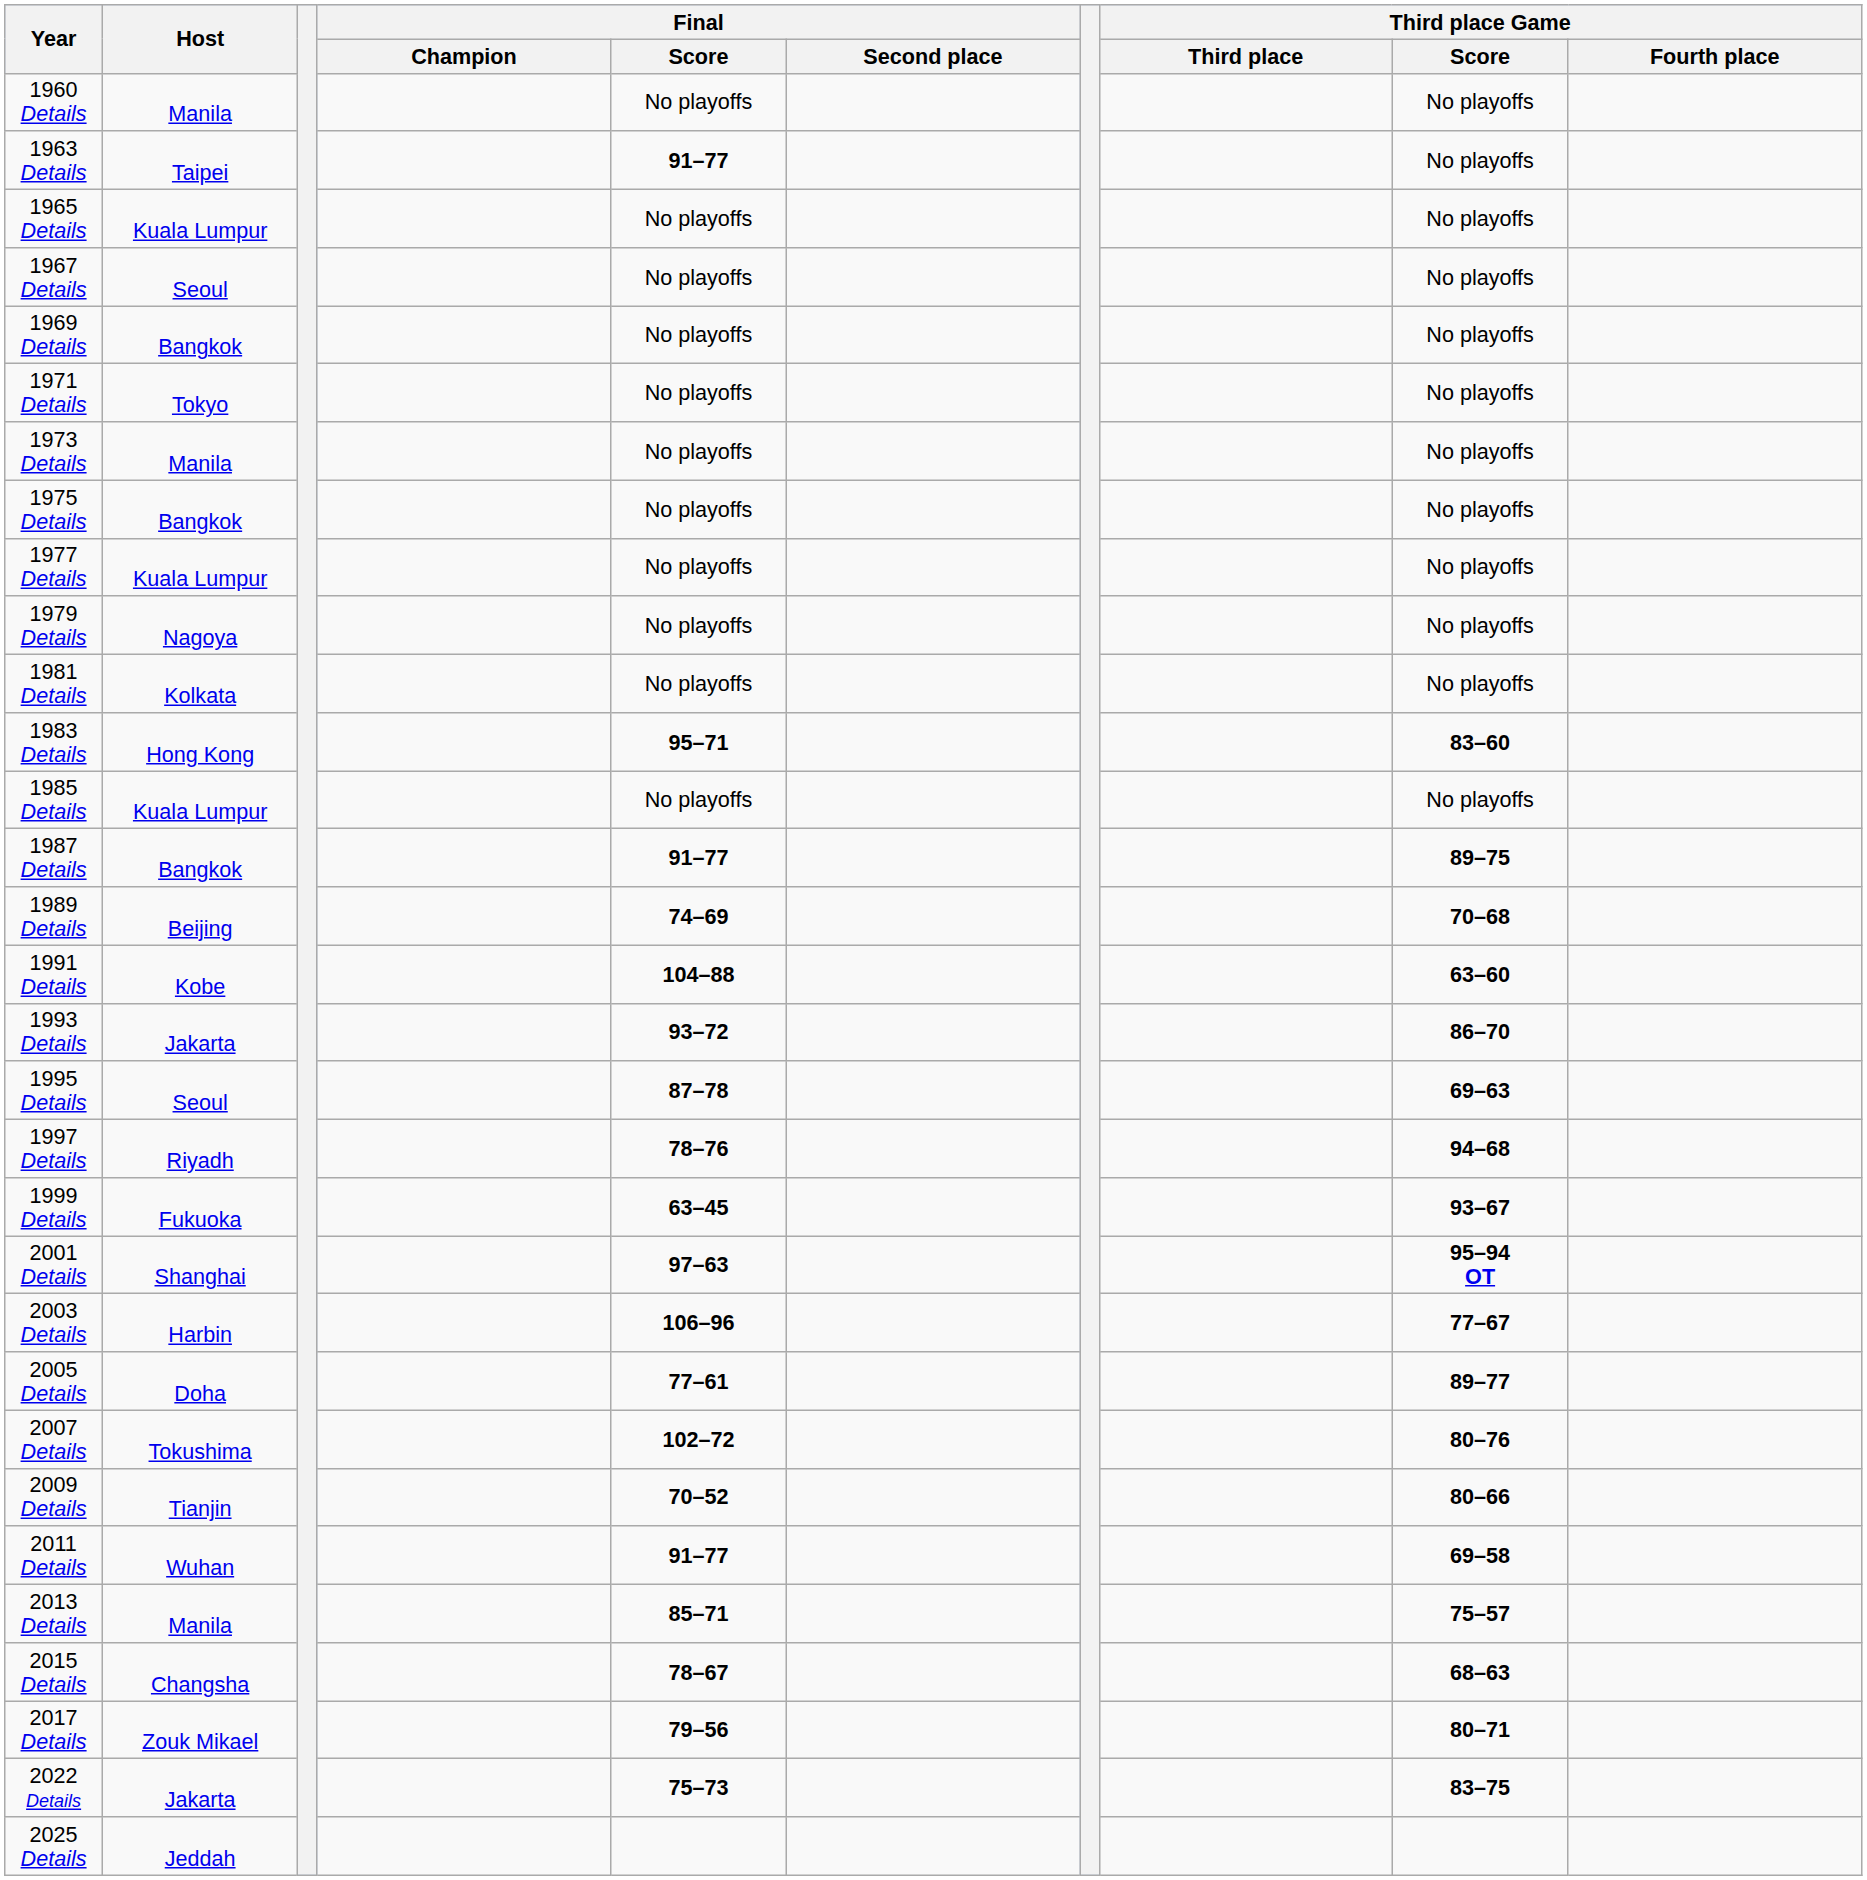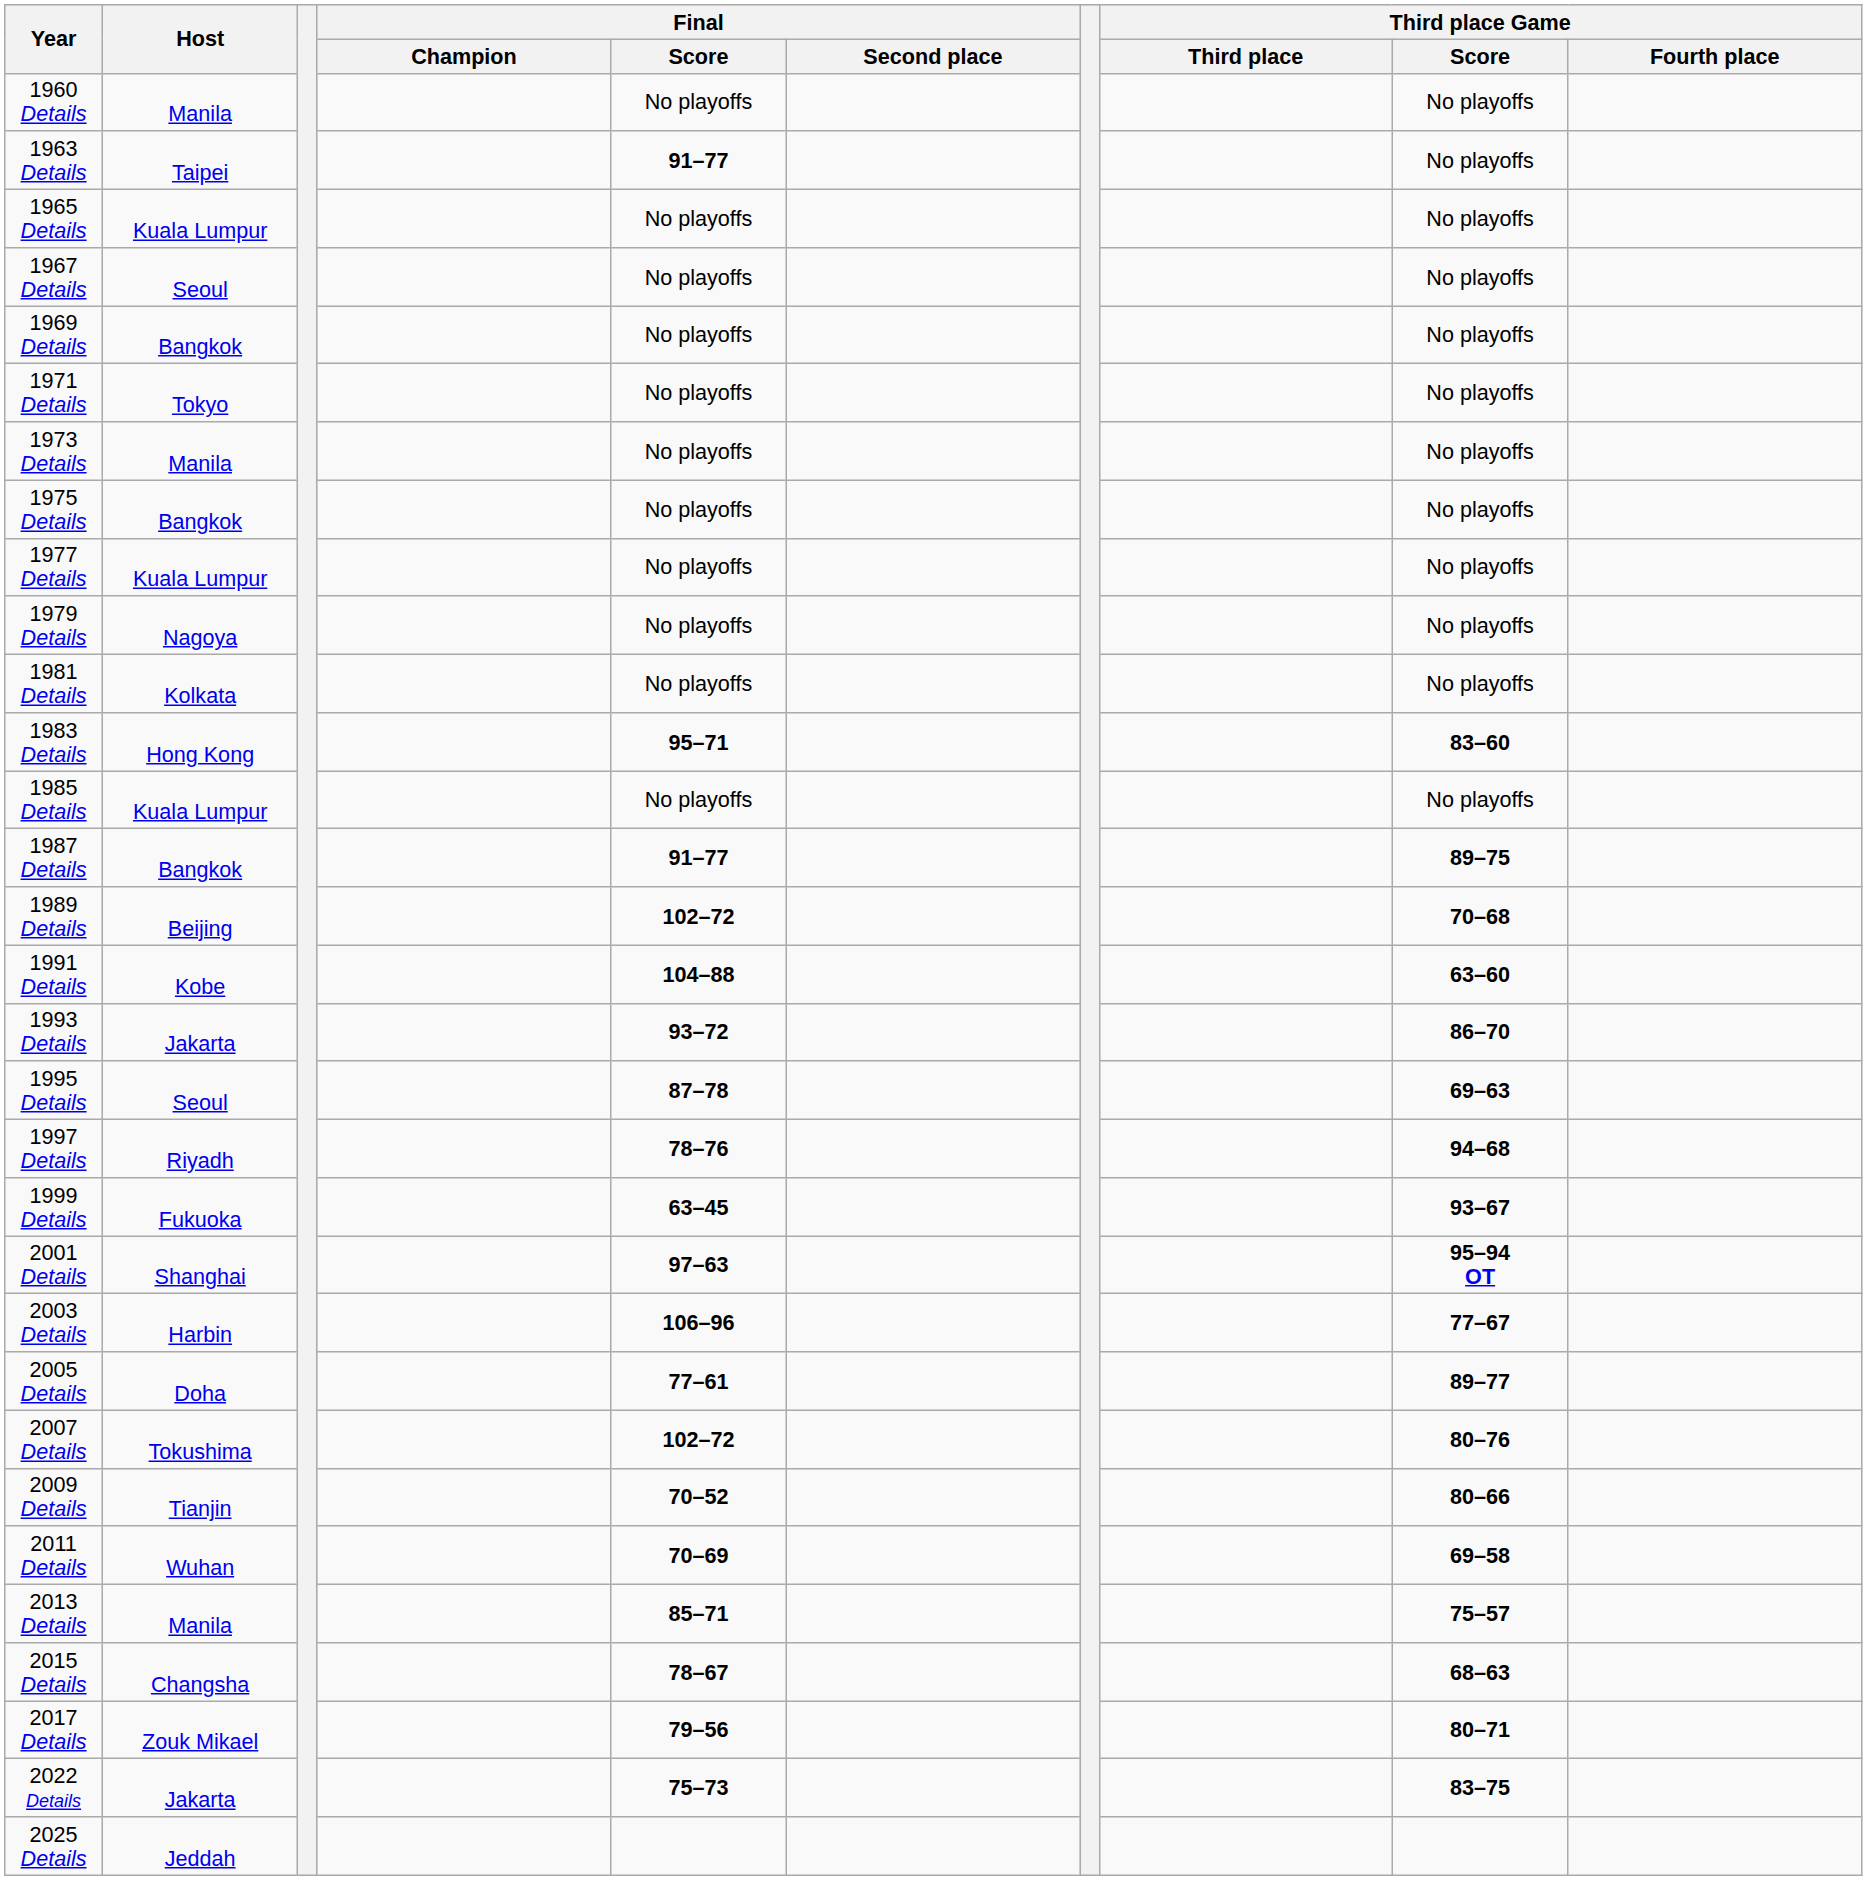(698, 916) 74–69 -> (698, 916) 102–72
(698, 1556) 91–77 -> (698, 1556) 70–69
